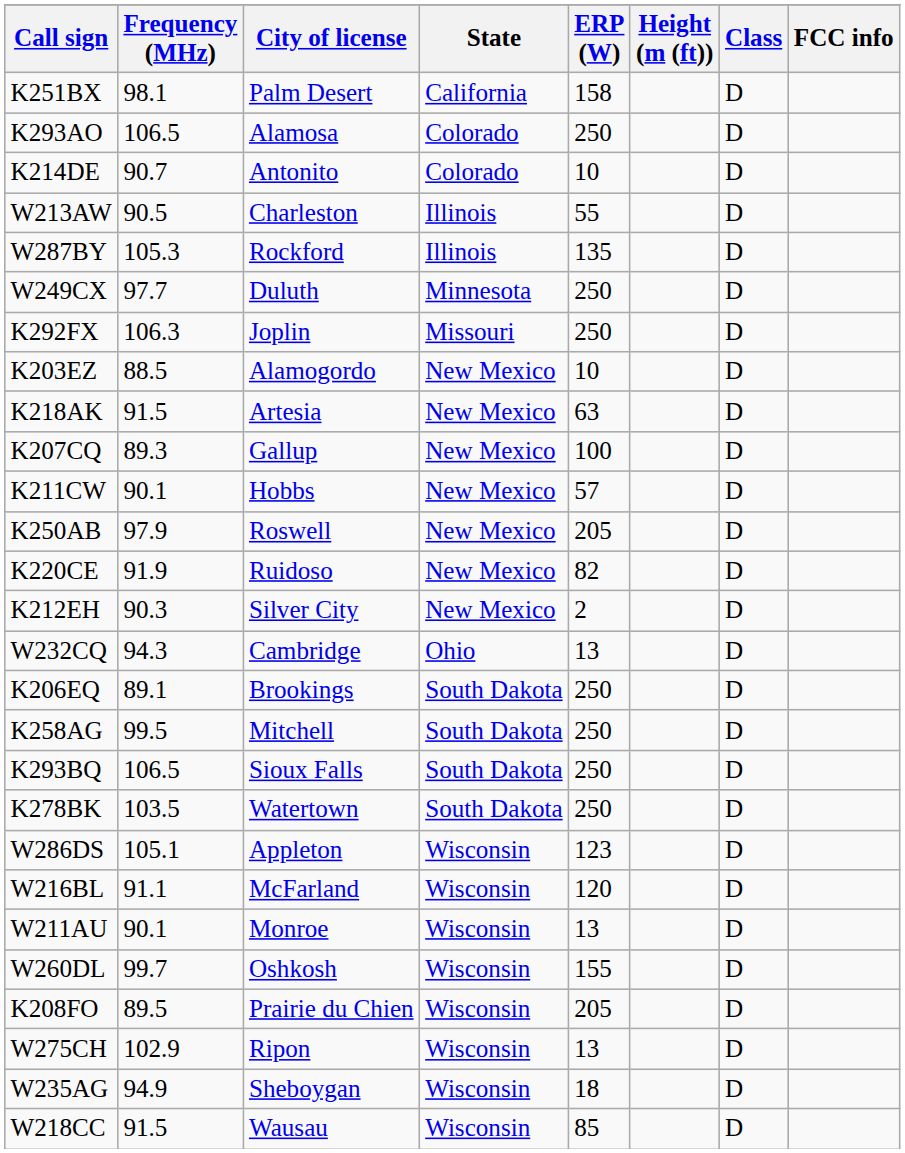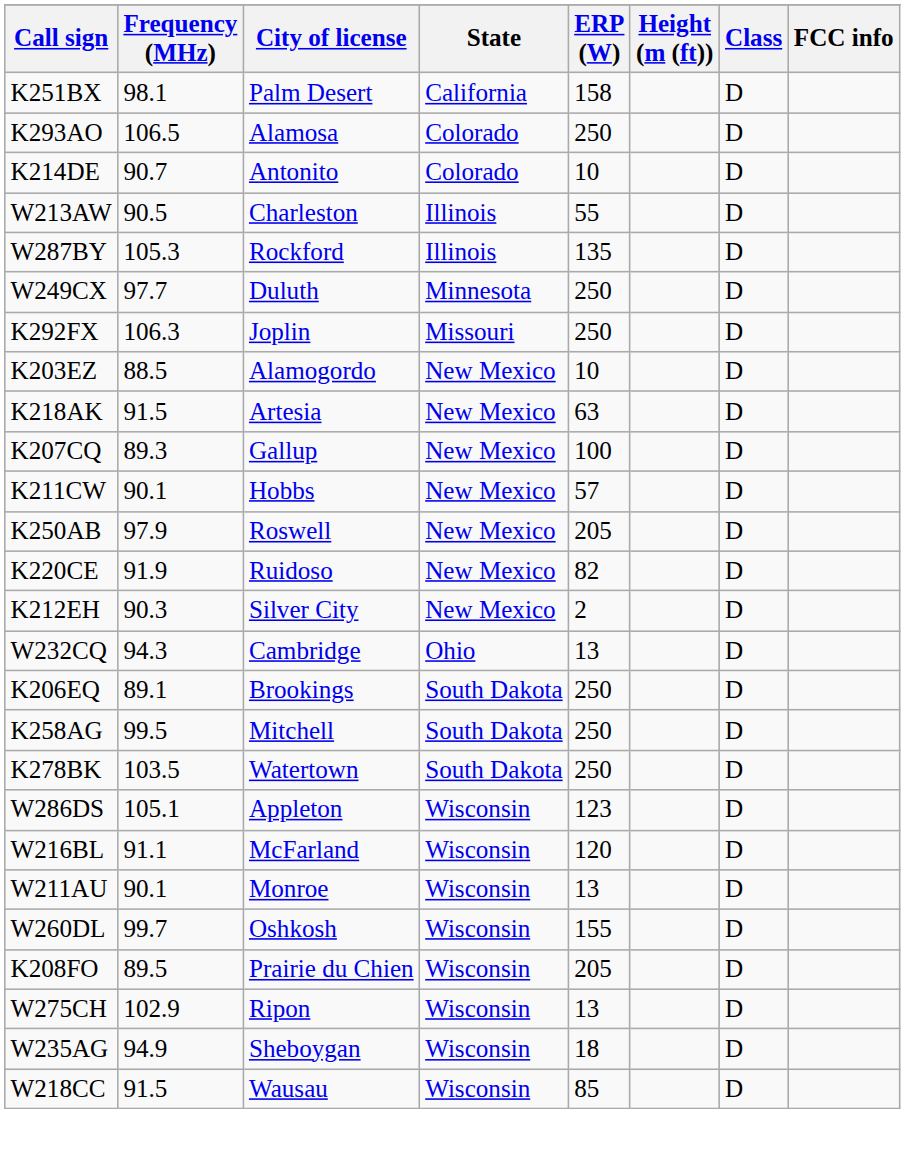- row: (56, 769)
